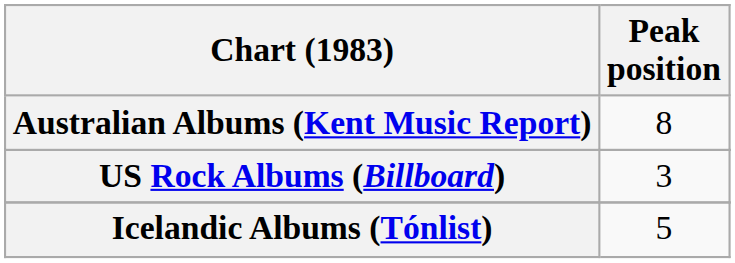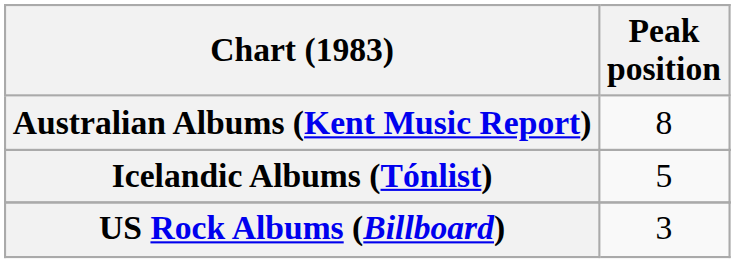rows swapped: (302, 228) <-> (302, 175)
